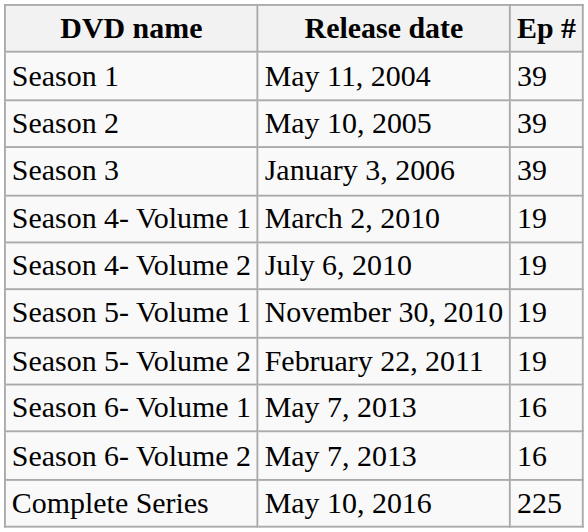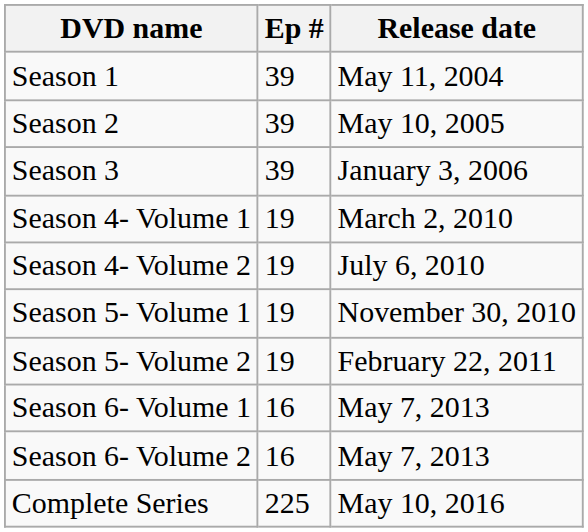columns swapped: (547, 28) <-> (384, 28)
